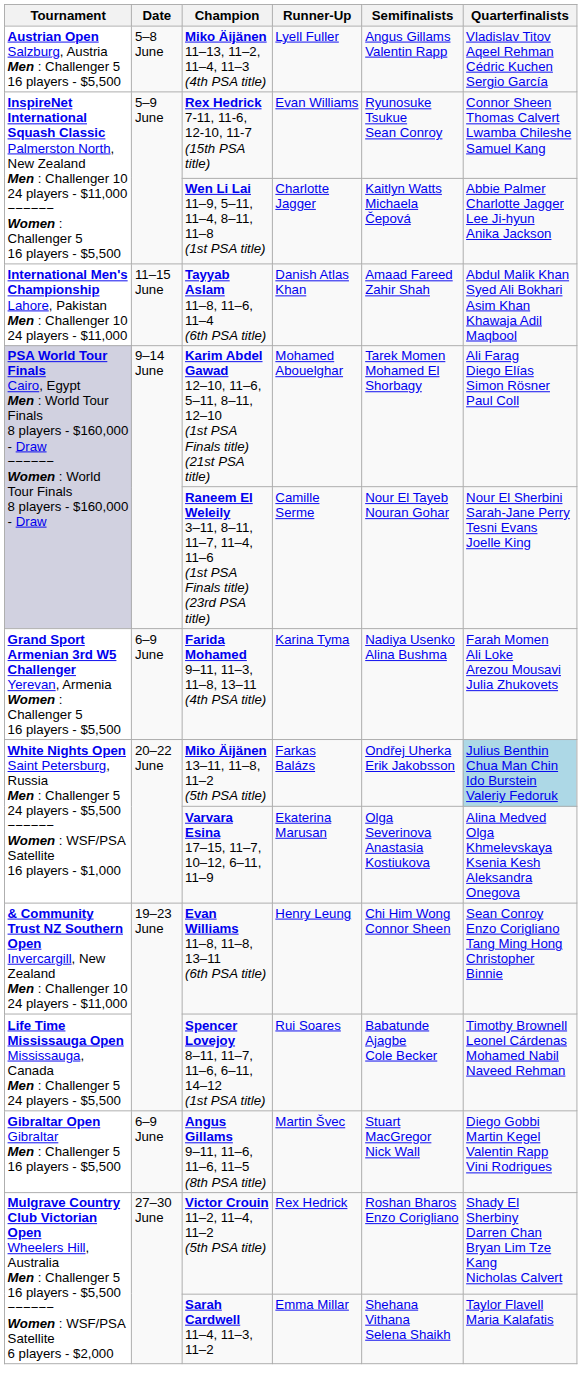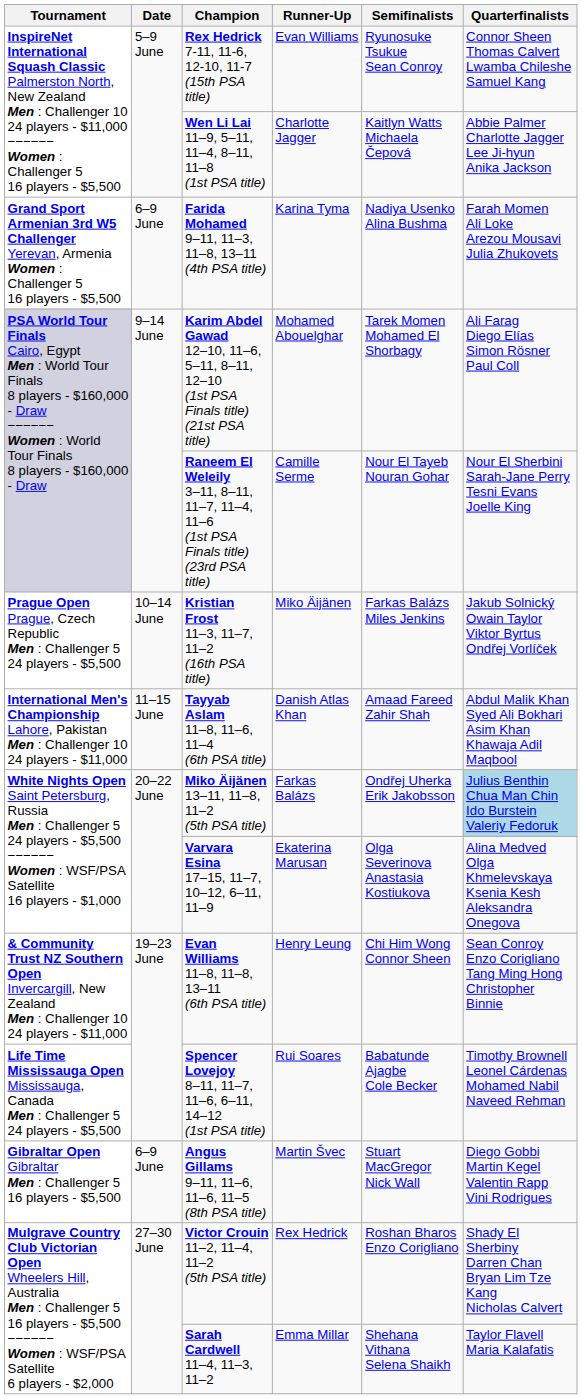- row: (226, 59)
rows swapped: (226, 669) <-> (226, 305)
+ row: (219, 640)
